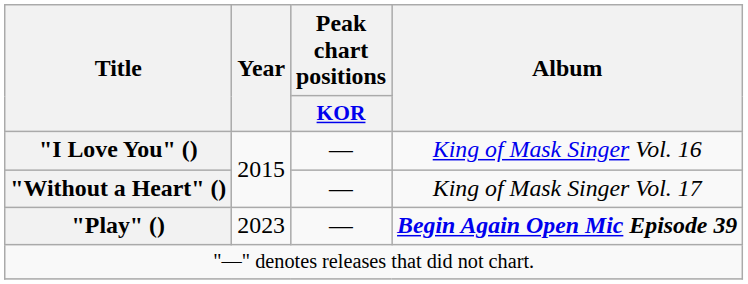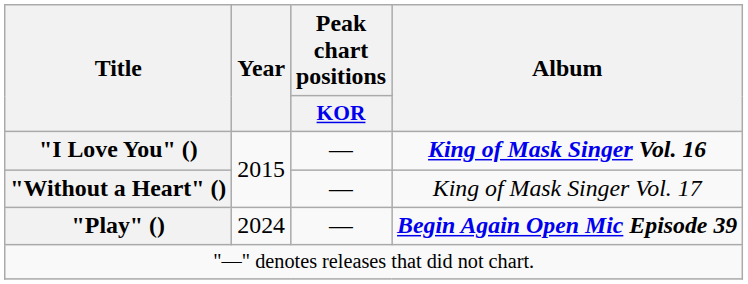(567, 150) normal -> (567, 150) bold
(261, 225) 2023 -> (261, 225) 2024
